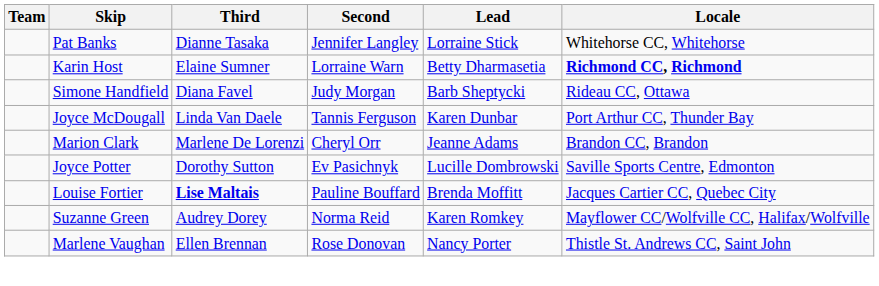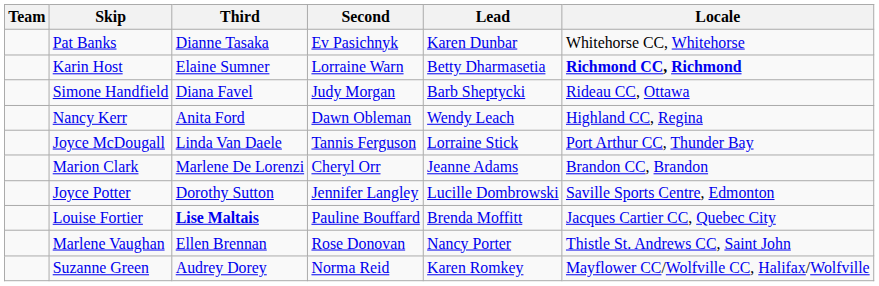(365, 42) Jennifer Langley -> (355, 42) Ev Pasichnyk
(473, 42) Lorraine Stick -> (472, 42) Karen Dunbar
+ row: (90, 117)
(472, 117) Karen Dunbar -> (473, 142) Lorraine Stick
(355, 167) Ev Pasichnyk -> (365, 192) Jennifer Langley
rows swapped: (109, 243) <-> (101, 218)
